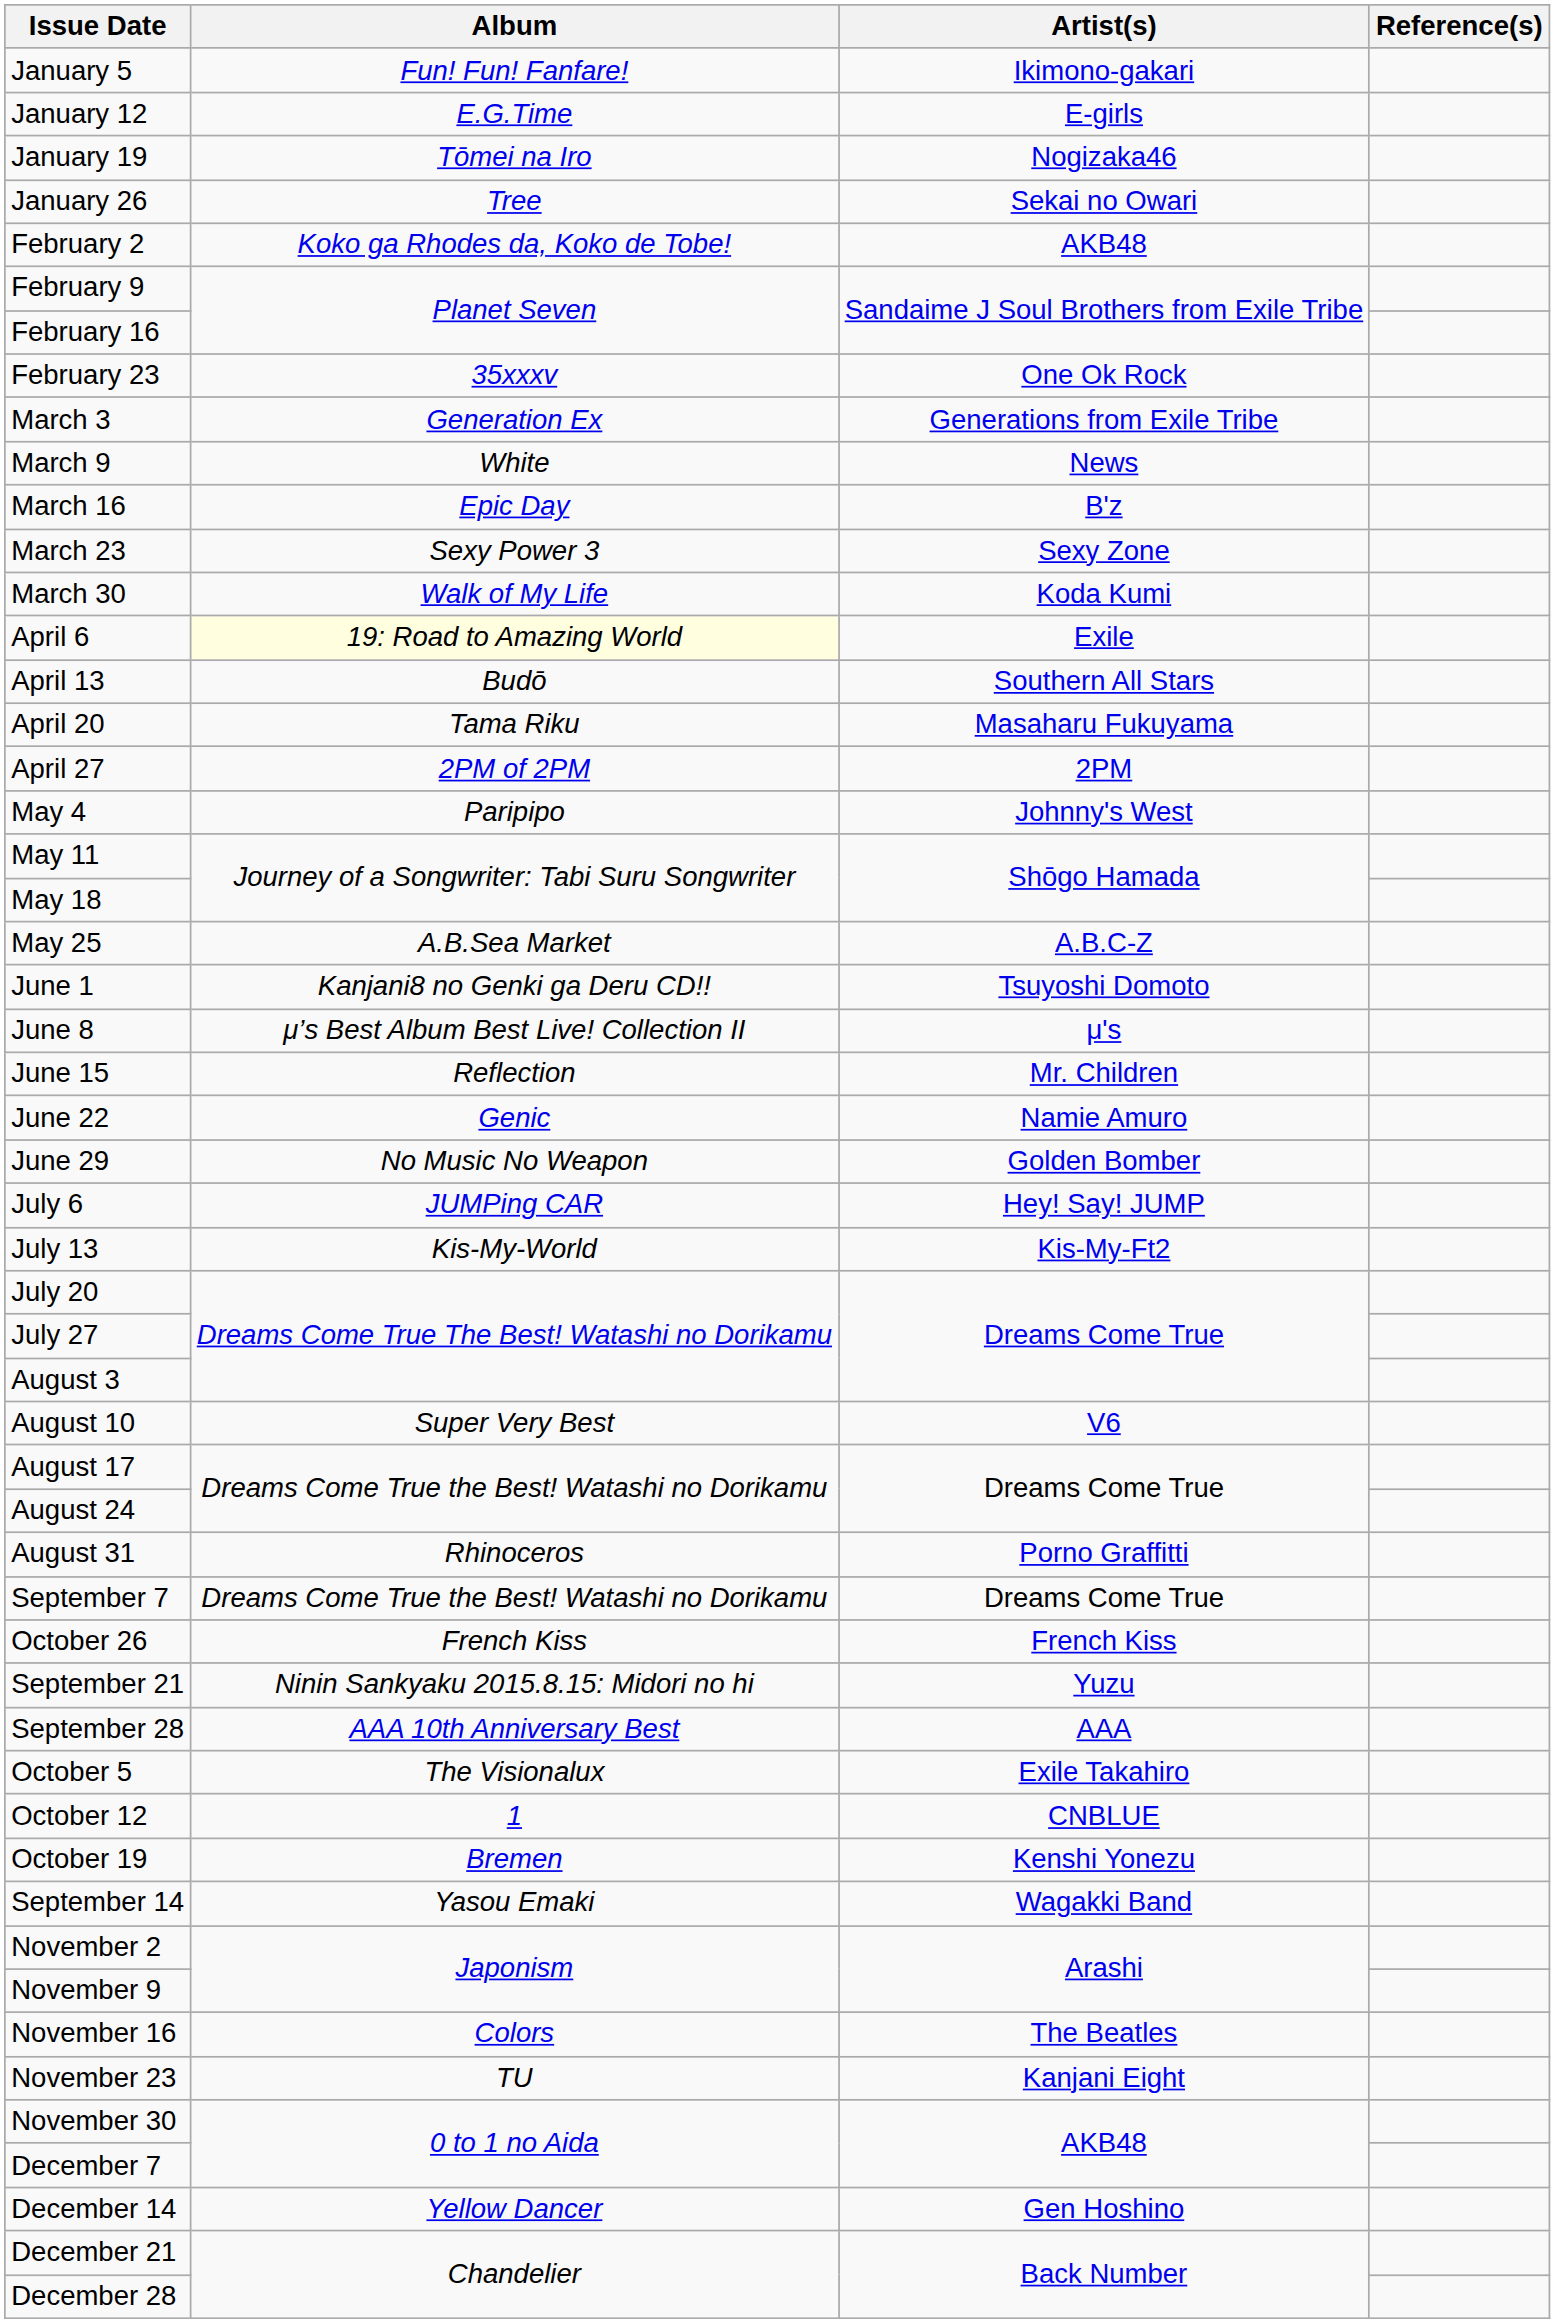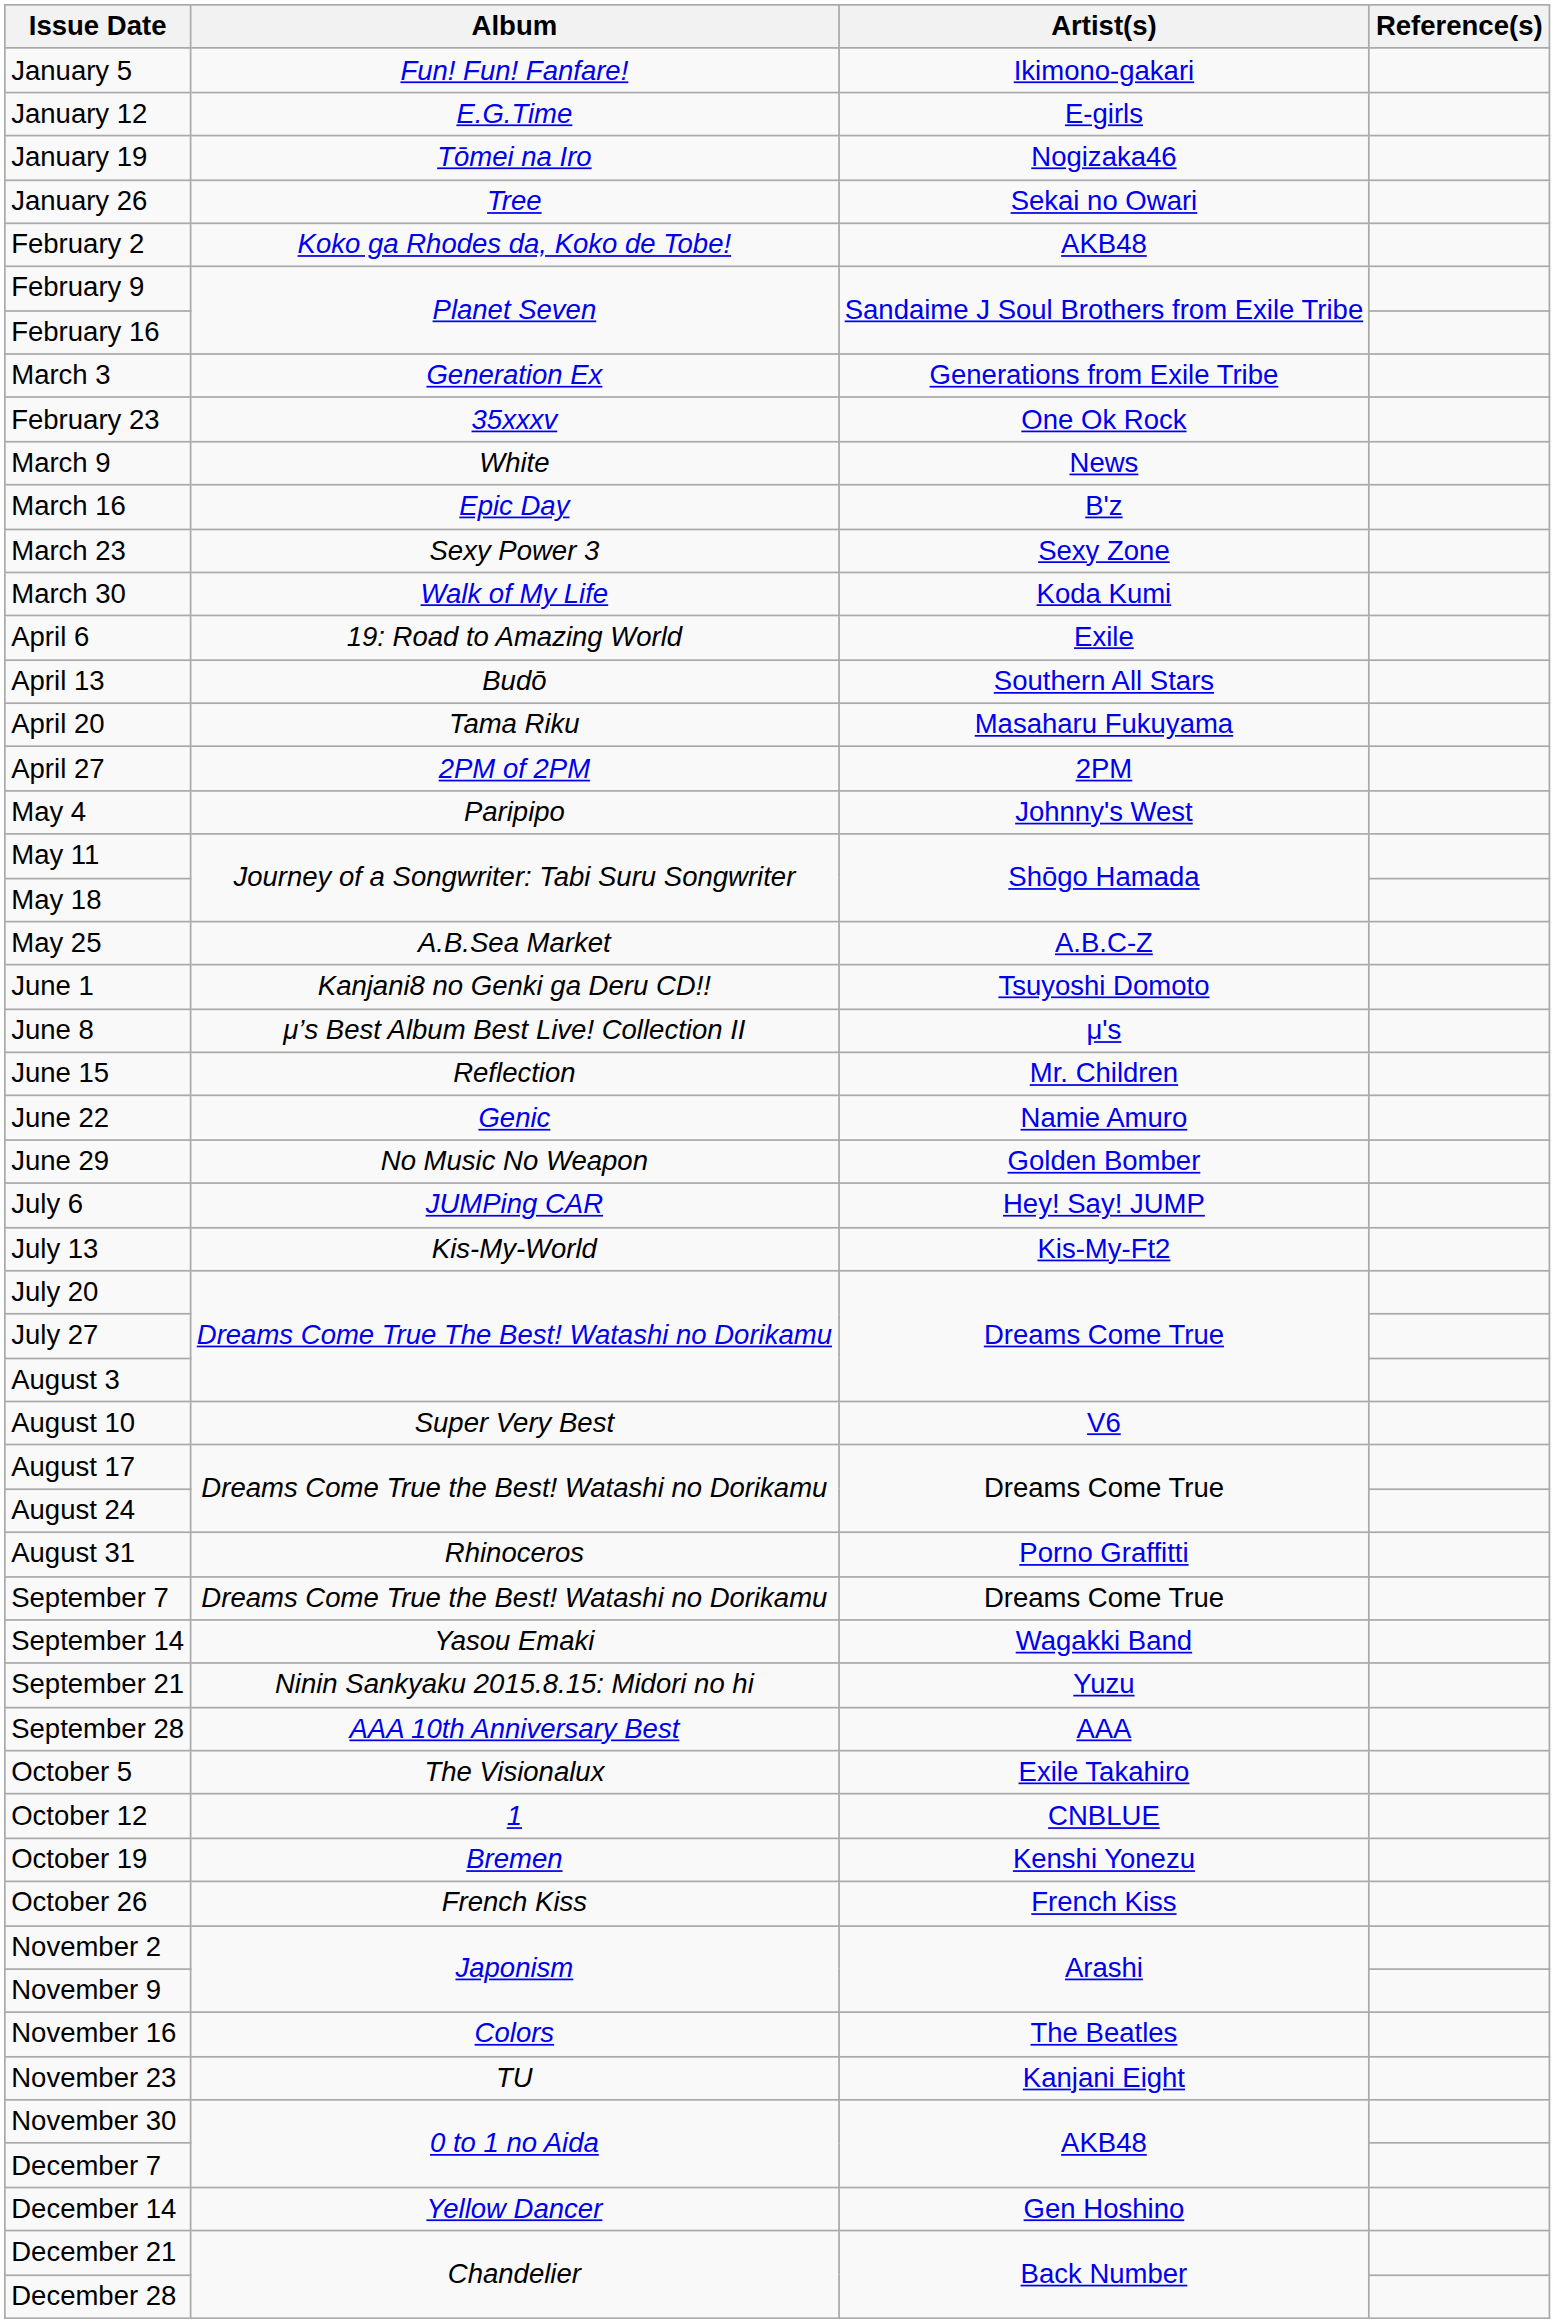rows swapped: (85, 375) <-> (61, 419)
(514, 637) lightyellow background -> (514, 637) no background
rows swapped: (98, 1903) <-> (79, 1641)
